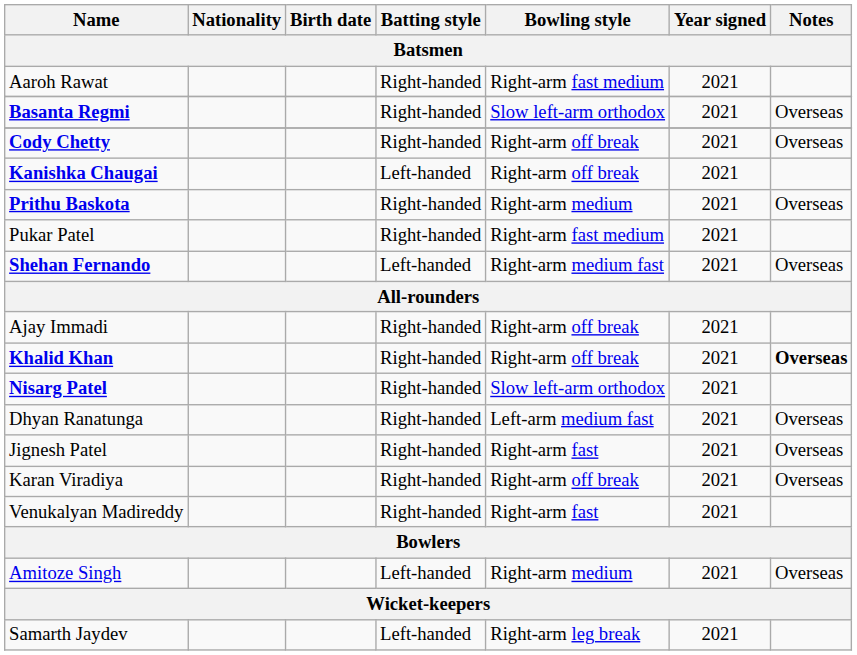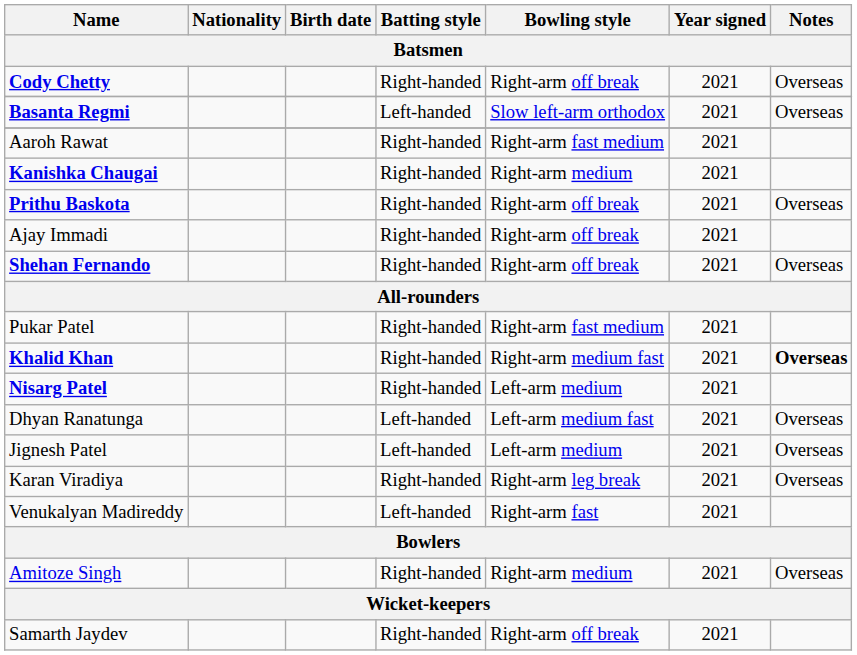rows swapped: (58, 80) <-> (60, 142)
(431, 111) Right-handed -> (426, 111) Left-handed
(426, 173) Left-handed -> (431, 173) Right-handed
(565, 173) Right-arm off break -> (561, 173) Right-arm medium
(561, 203) Right-arm medium -> (565, 203) Right-arm off break
rows swapped: (52, 234) <-> (58, 326)
(426, 265) Left-handed -> (431, 265) Right-handed
(577, 265) Right-arm medium fast -> (565, 265) Right-arm off break
(565, 357) Right-arm off break -> (577, 357) Right-arm medium fast
(578, 388) Slow left-arm orthodox -> (556, 388) Left-arm medium
(431, 419) Right-handed -> (426, 419) Left-handed
(431, 449) Right-handed -> (426, 449) Left-handed
(544, 449) Right-arm fast -> (556, 449) Left-arm medium
(565, 480) Right-arm off break -> (565, 480) Right-arm leg break
(431, 511) Right-handed -> (426, 511) Left-handed
(426, 572) Left-handed -> (431, 572) Right-handed
(426, 634) Left-handed -> (431, 634) Right-handed
(565, 634) Right-arm leg break -> (565, 634) Right-arm off break
